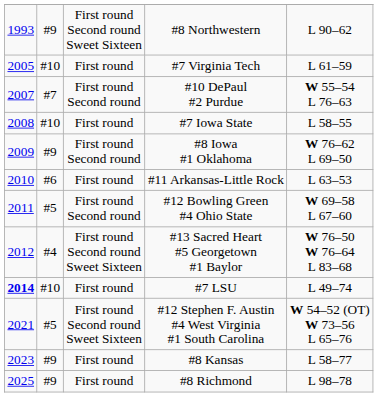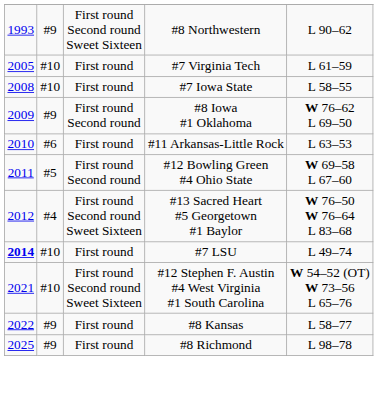- row: (216, 94)
(50, 324) #5 -> (50, 288) #10
(21, 360) 2023 -> (21, 324) 2022
